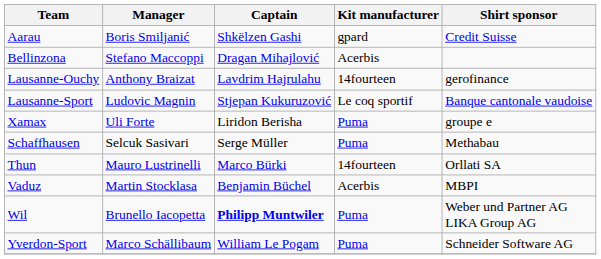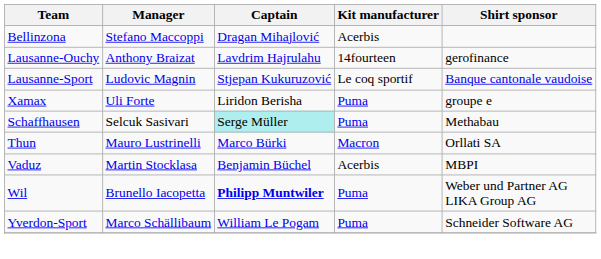- row: (24, 36)
(252, 143) no background -> (252, 121) paleturquoise background
(366, 164) 14fourteen -> (358, 143) Macron
